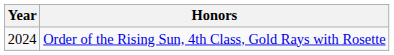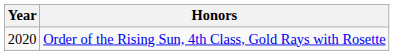(22, 38) 2024 -> (22, 38) 2020
